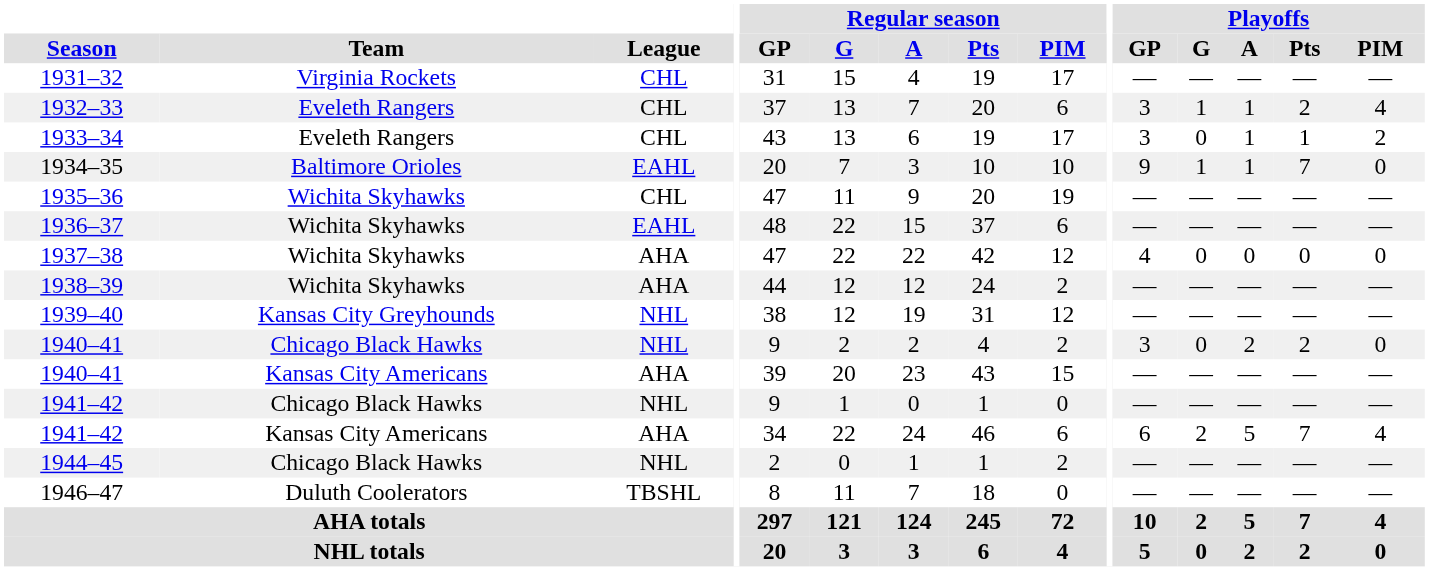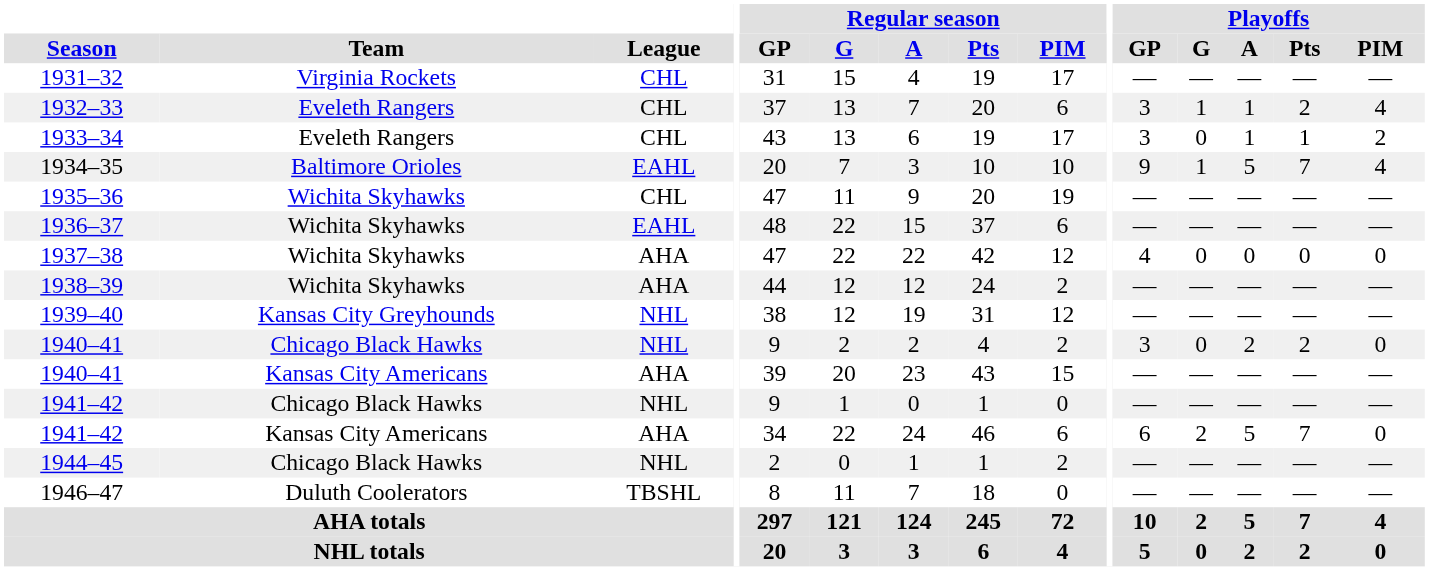(1249, 166) 1 -> (1249, 166) 5
(1380, 166) 0 -> (1380, 166) 4
(1380, 432) 4 -> (1380, 432) 0
